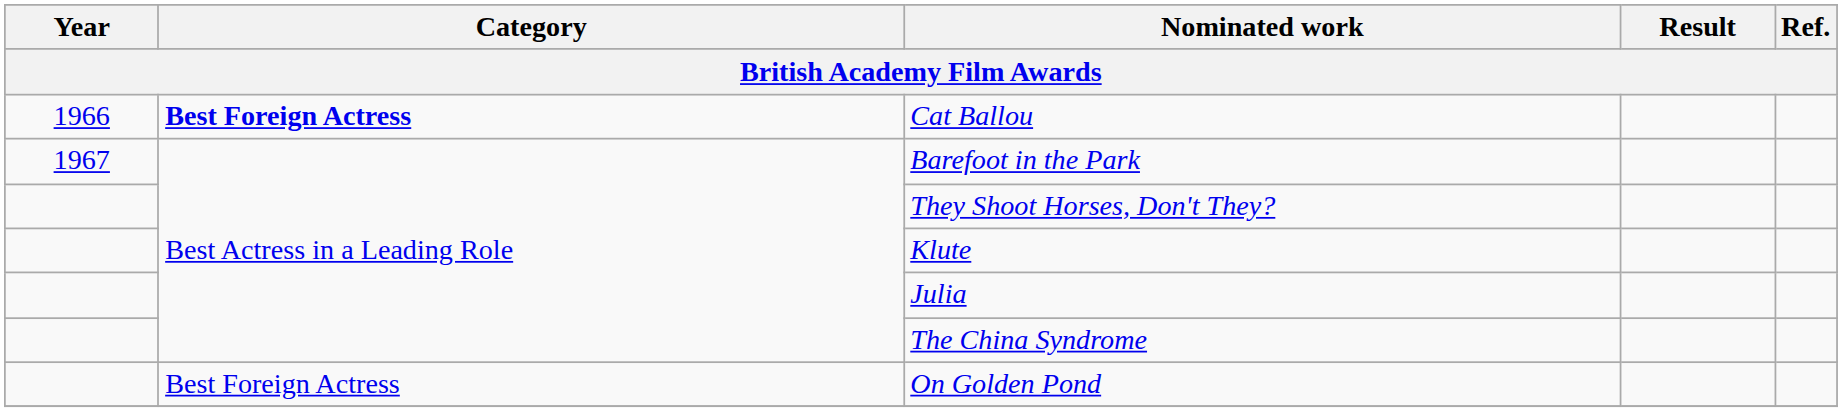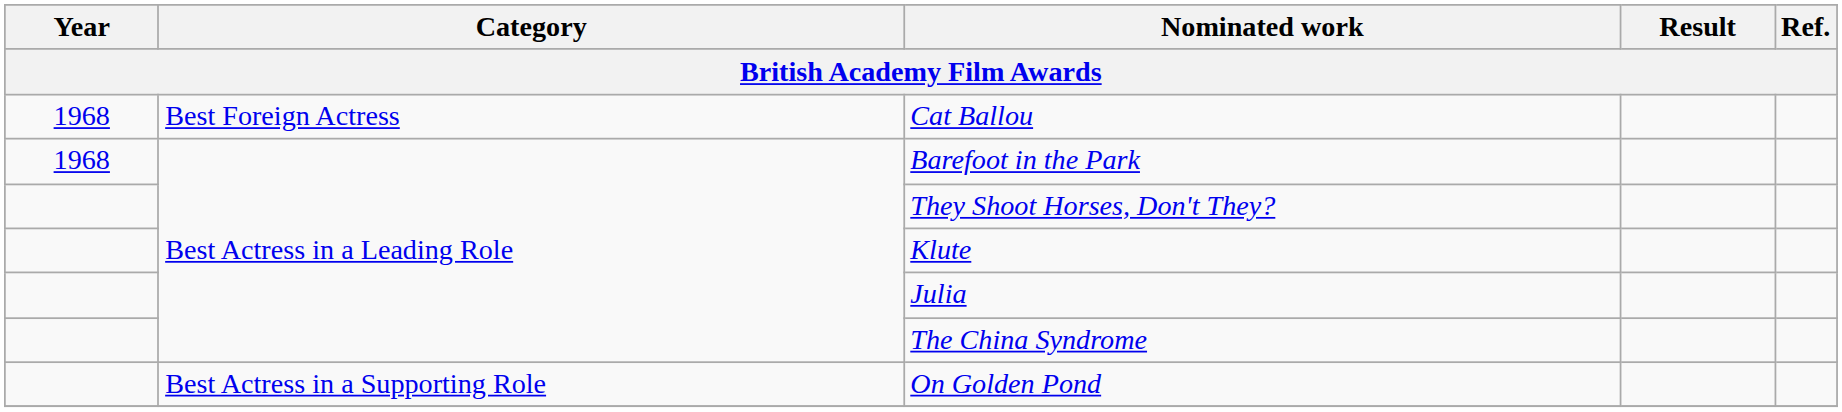(82, 116) 1966 -> (82, 116) 1968
(288, 116) bold -> (282, 116) normal
(82, 160) 1967 -> (82, 160) 1968
(282, 384) Best Foreign Actress -> (356, 384) Best Actress in a Supporting Role
